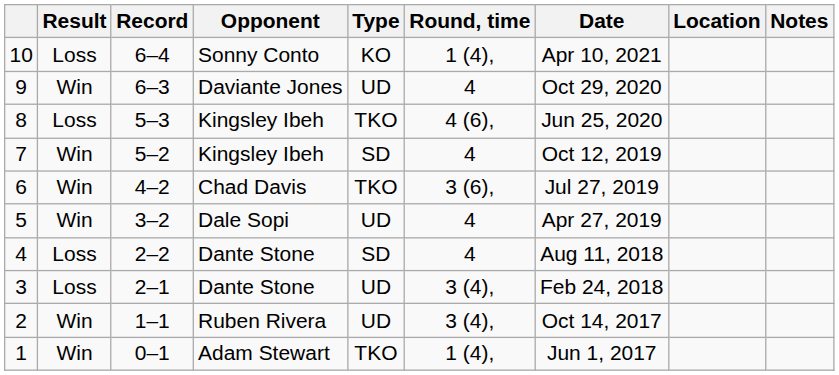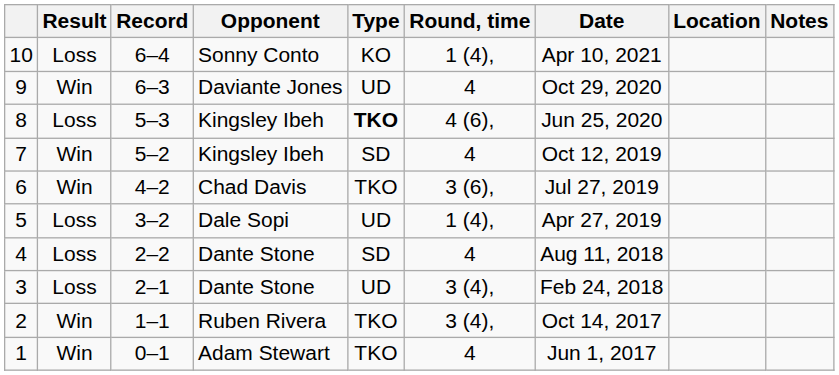(376, 120) normal -> (376, 120) bold
(74, 220) Win -> (74, 220) Loss
(470, 220) 4 -> (470, 220) 1 (4),
(376, 320) UD -> (376, 320) TKO
(470, 353) 1 (4), -> (470, 353) 4
